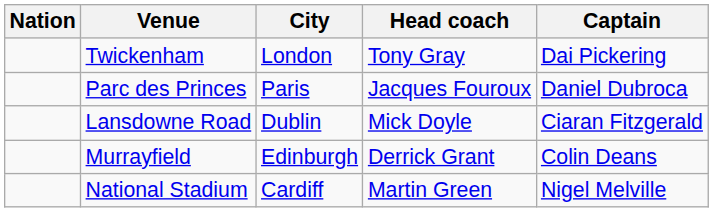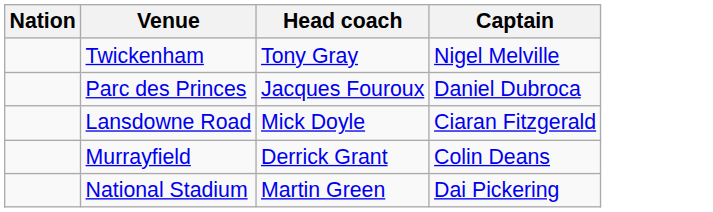- column: (310, 21)
(604, 55) Dai Pickering -> (497, 55) Nigel Melville
(604, 190) Nigel Melville -> (497, 190) Dai Pickering
